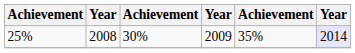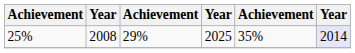(135, 36) 30% -> (135, 36) 29%
(218, 36) 2009 -> (218, 36) 2025
